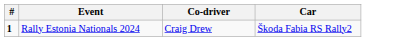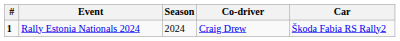+ column: (179, 12)
